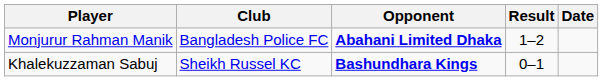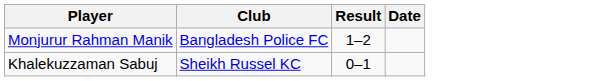- column: (418, 16)
